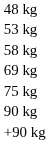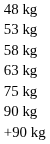+ row: (21, 70)
- row: (21, 70)
